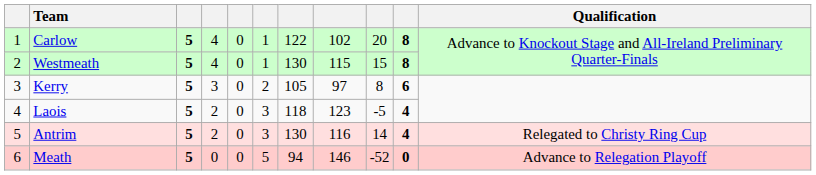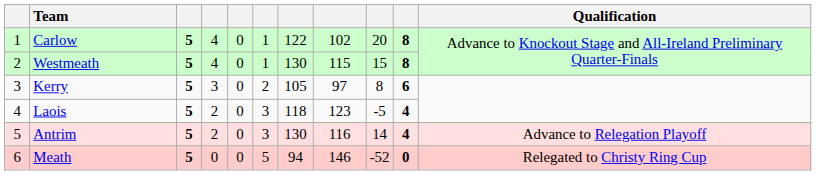(615, 134) Relegated to Christy Ring Cup -> (615, 134) Advance to Relegation Playoff
(615, 157) Advance to Relegation Playoff -> (615, 157) Relegated to Christy Ring Cup
